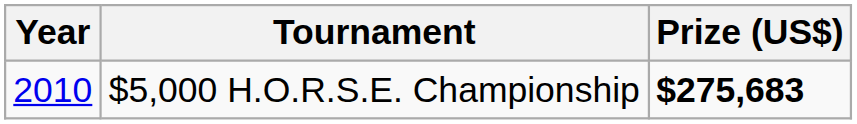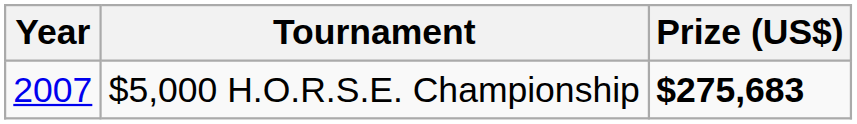(53, 88) 2010 -> (53, 88) 2007
